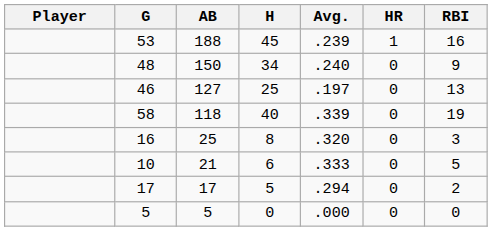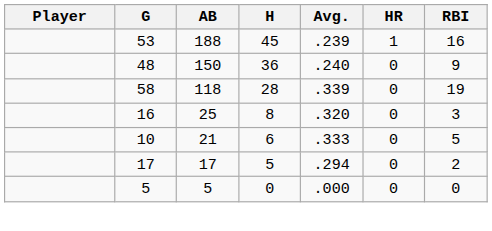(270, 66) 34 -> (270, 66) 36
- row: (146, 91)
(270, 115) 40 -> (270, 91) 28
